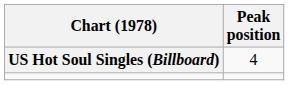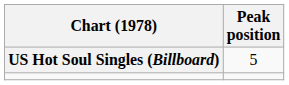(254, 60) 4 -> (254, 60) 5
